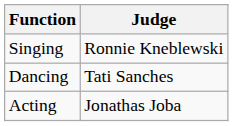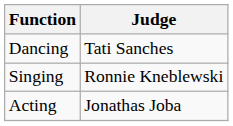rows swapped: (38, 77) <-> (36, 48)
